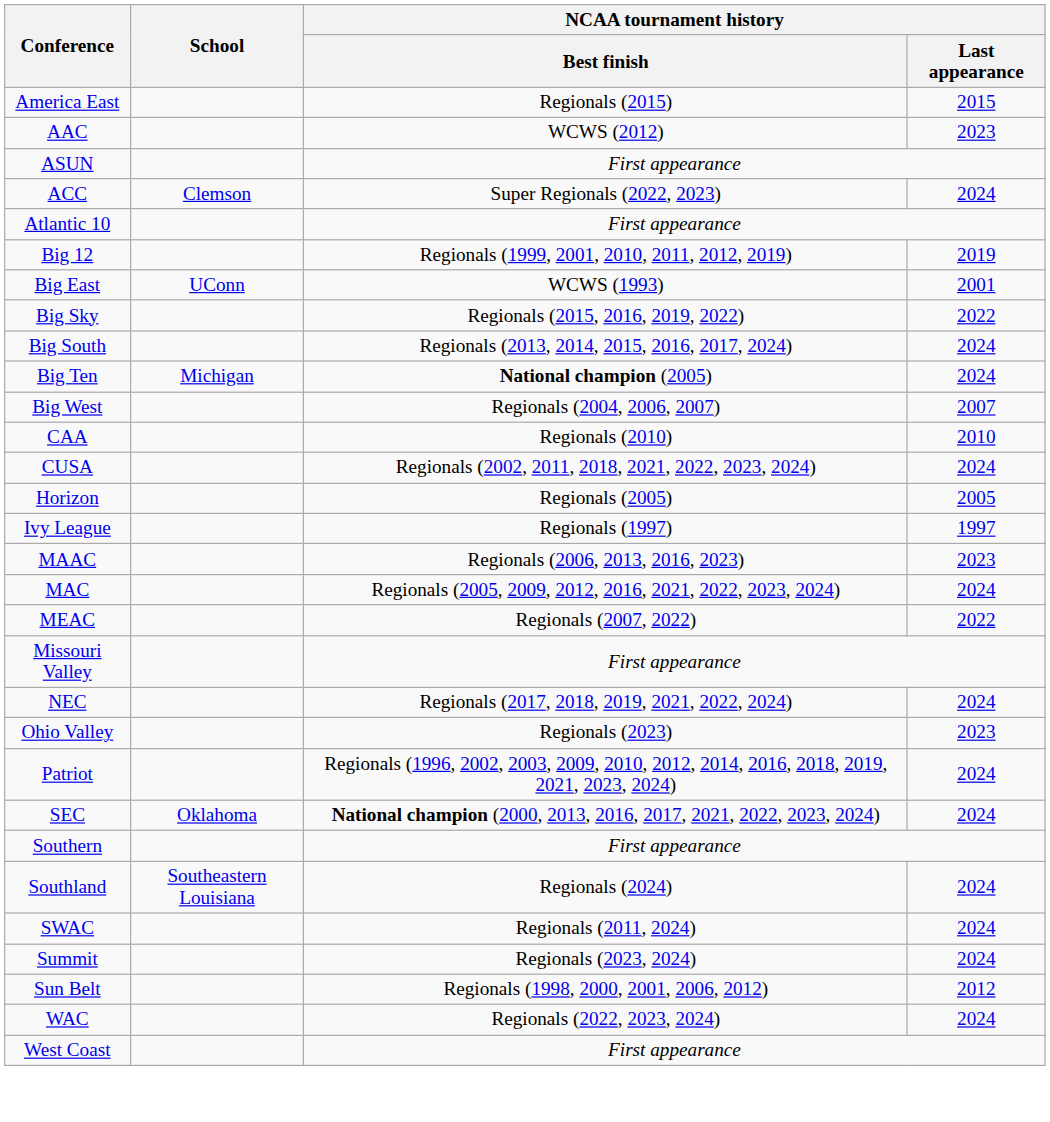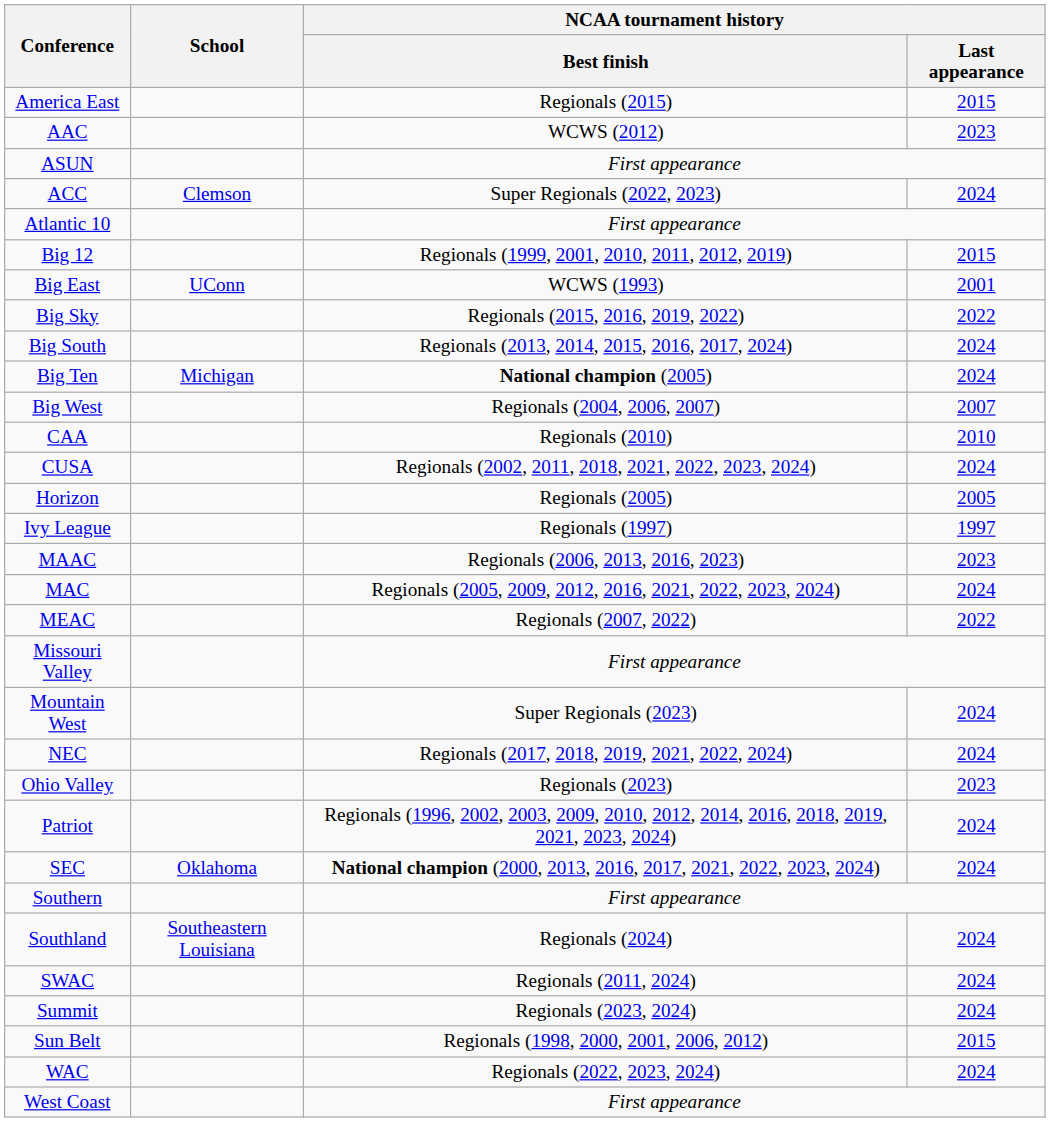(976, 254) 2019 -> (976, 254) 2015
+ row: (67, 713)
(976, 989) 2012 -> (976, 1041) 2015
